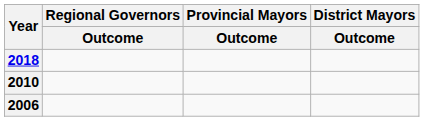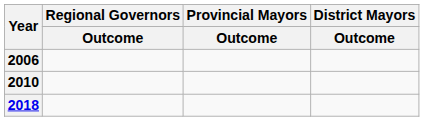rows swapped: (23, 104) <-> (23, 60)
